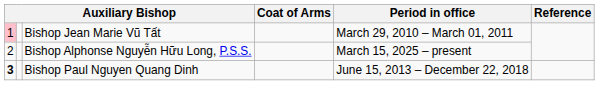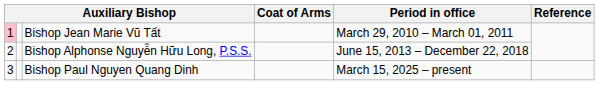(404, 51) March 15, 2025 – present -> (432, 51) June 15, 2013 – December 22, 2018
(10, 70) bold -> (10, 70) normal
(432, 70) June 15, 2013 – December 22, 2018 -> (404, 70) March 15, 2025 – present
